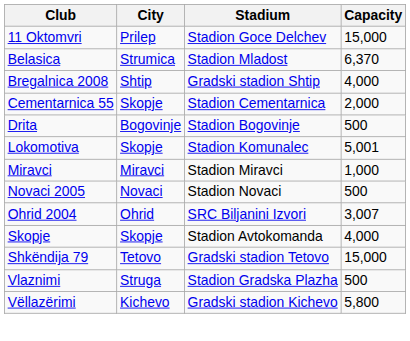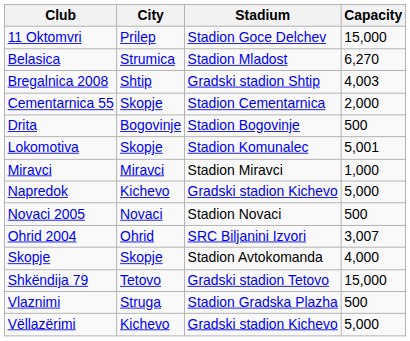(362, 59) 6,370 -> (362, 59) 6,270
(362, 81) 4,000 -> (362, 81) 4,003
+ row: (38, 192)
(362, 302) 5,800 -> (362, 324) 5,000
